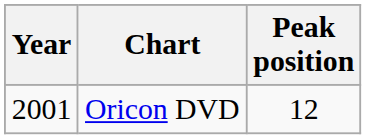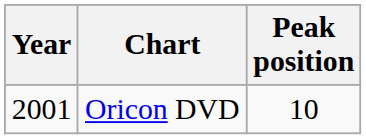(304, 108) 12 -> (304, 108) 10
